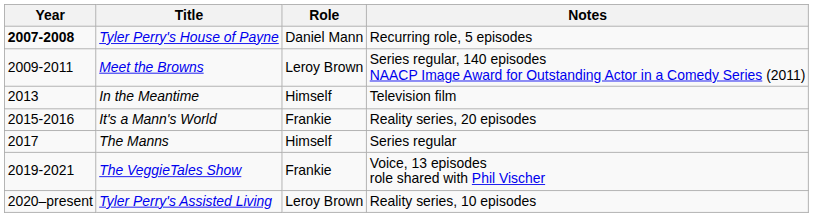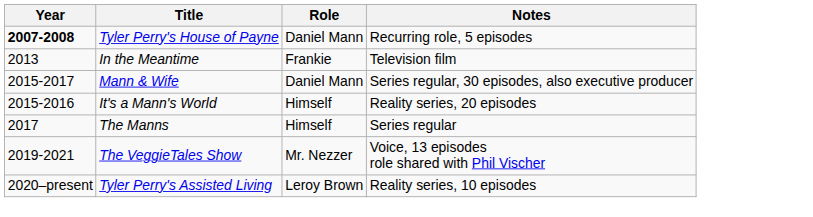- row: (151, 67)
(308, 97) Himself -> (308, 59) Frankie
+ row: (139, 81)
(308, 119) Frankie -> (308, 103) Himself
(308, 171) Frankie -> (319, 155) Mr. Nezzer
